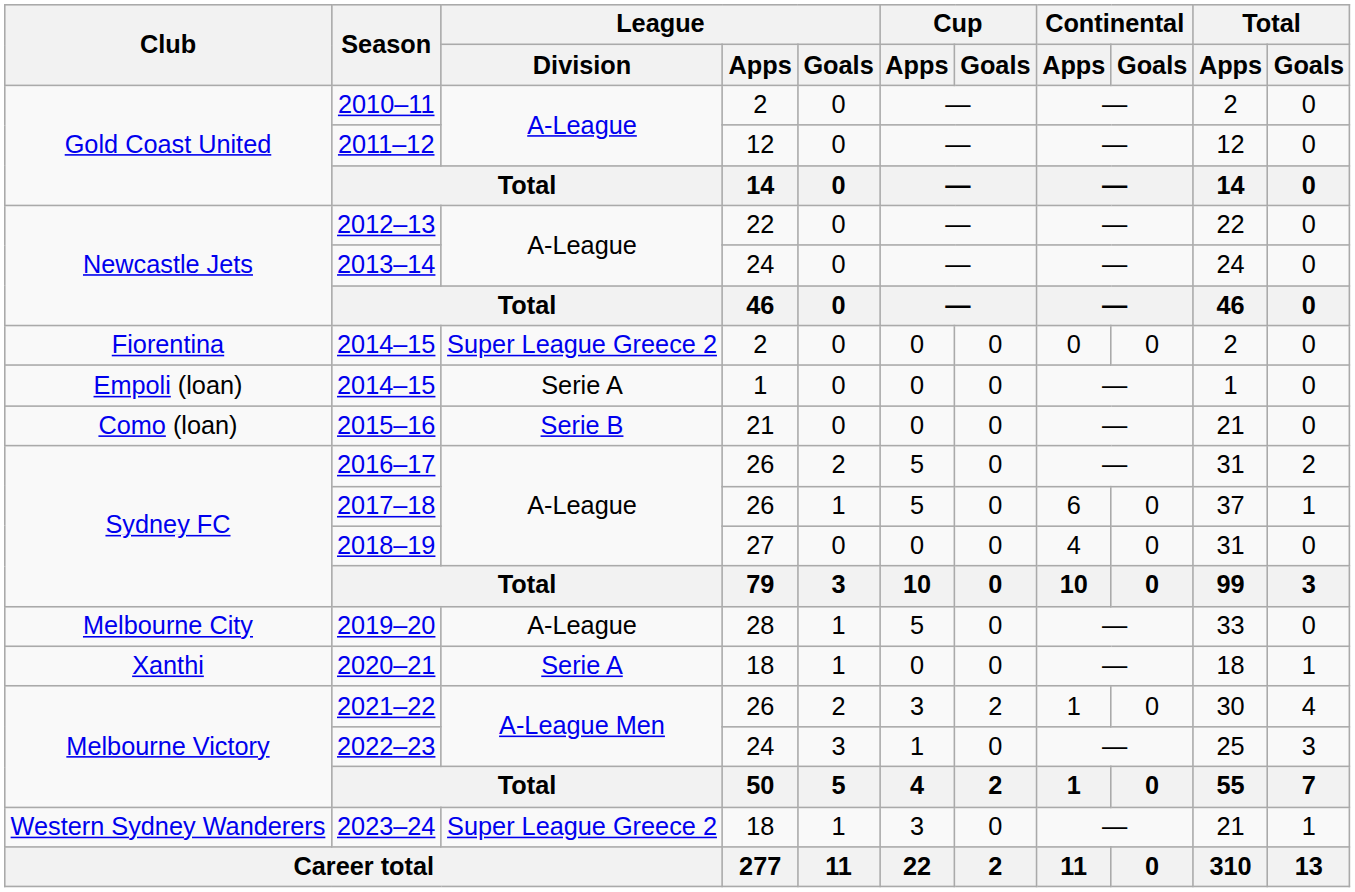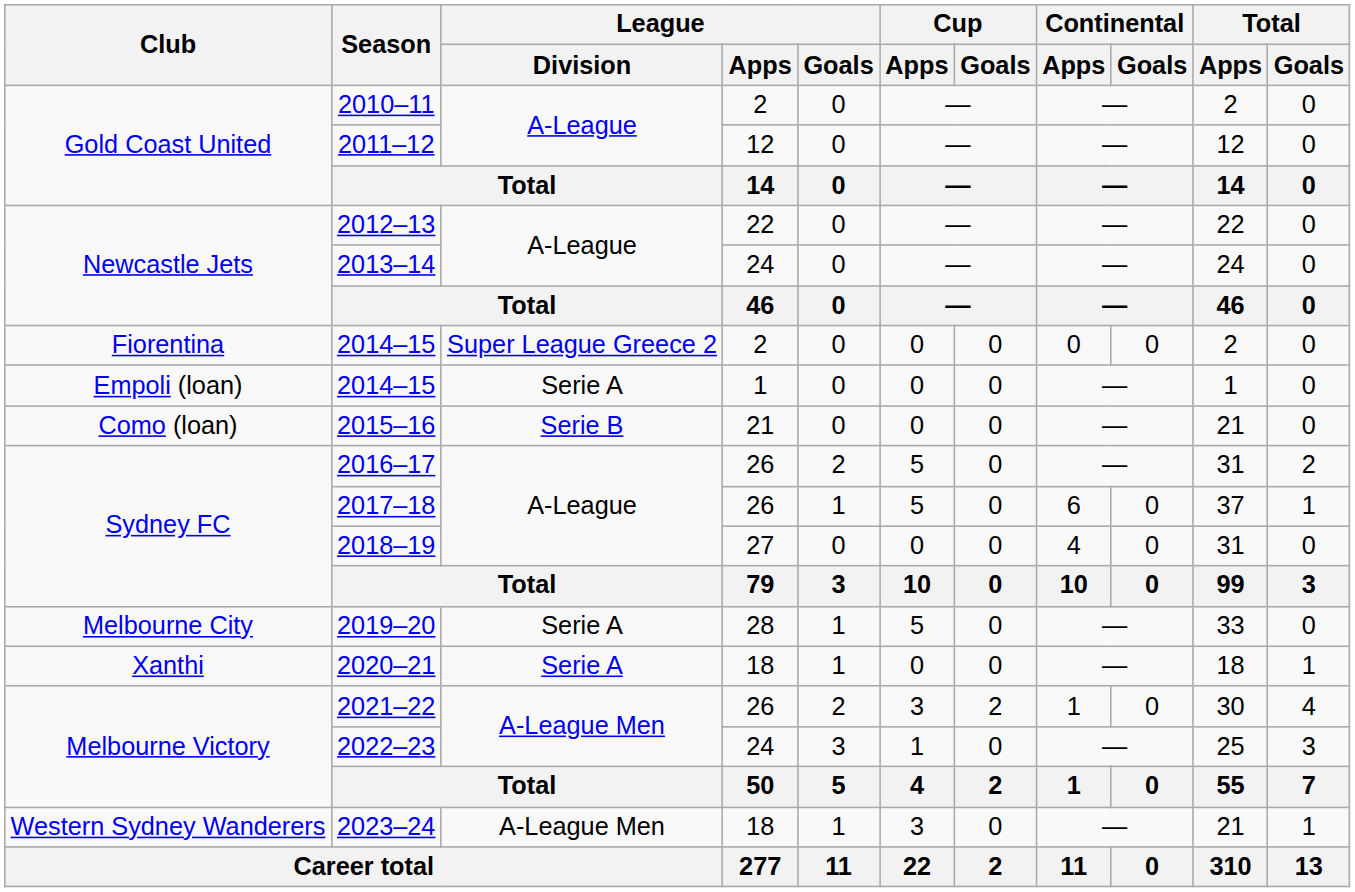(582, 625) A-League -> (582, 625) Serie A
(582, 826) Super League Greece 2 -> (582, 826) A-League Men
